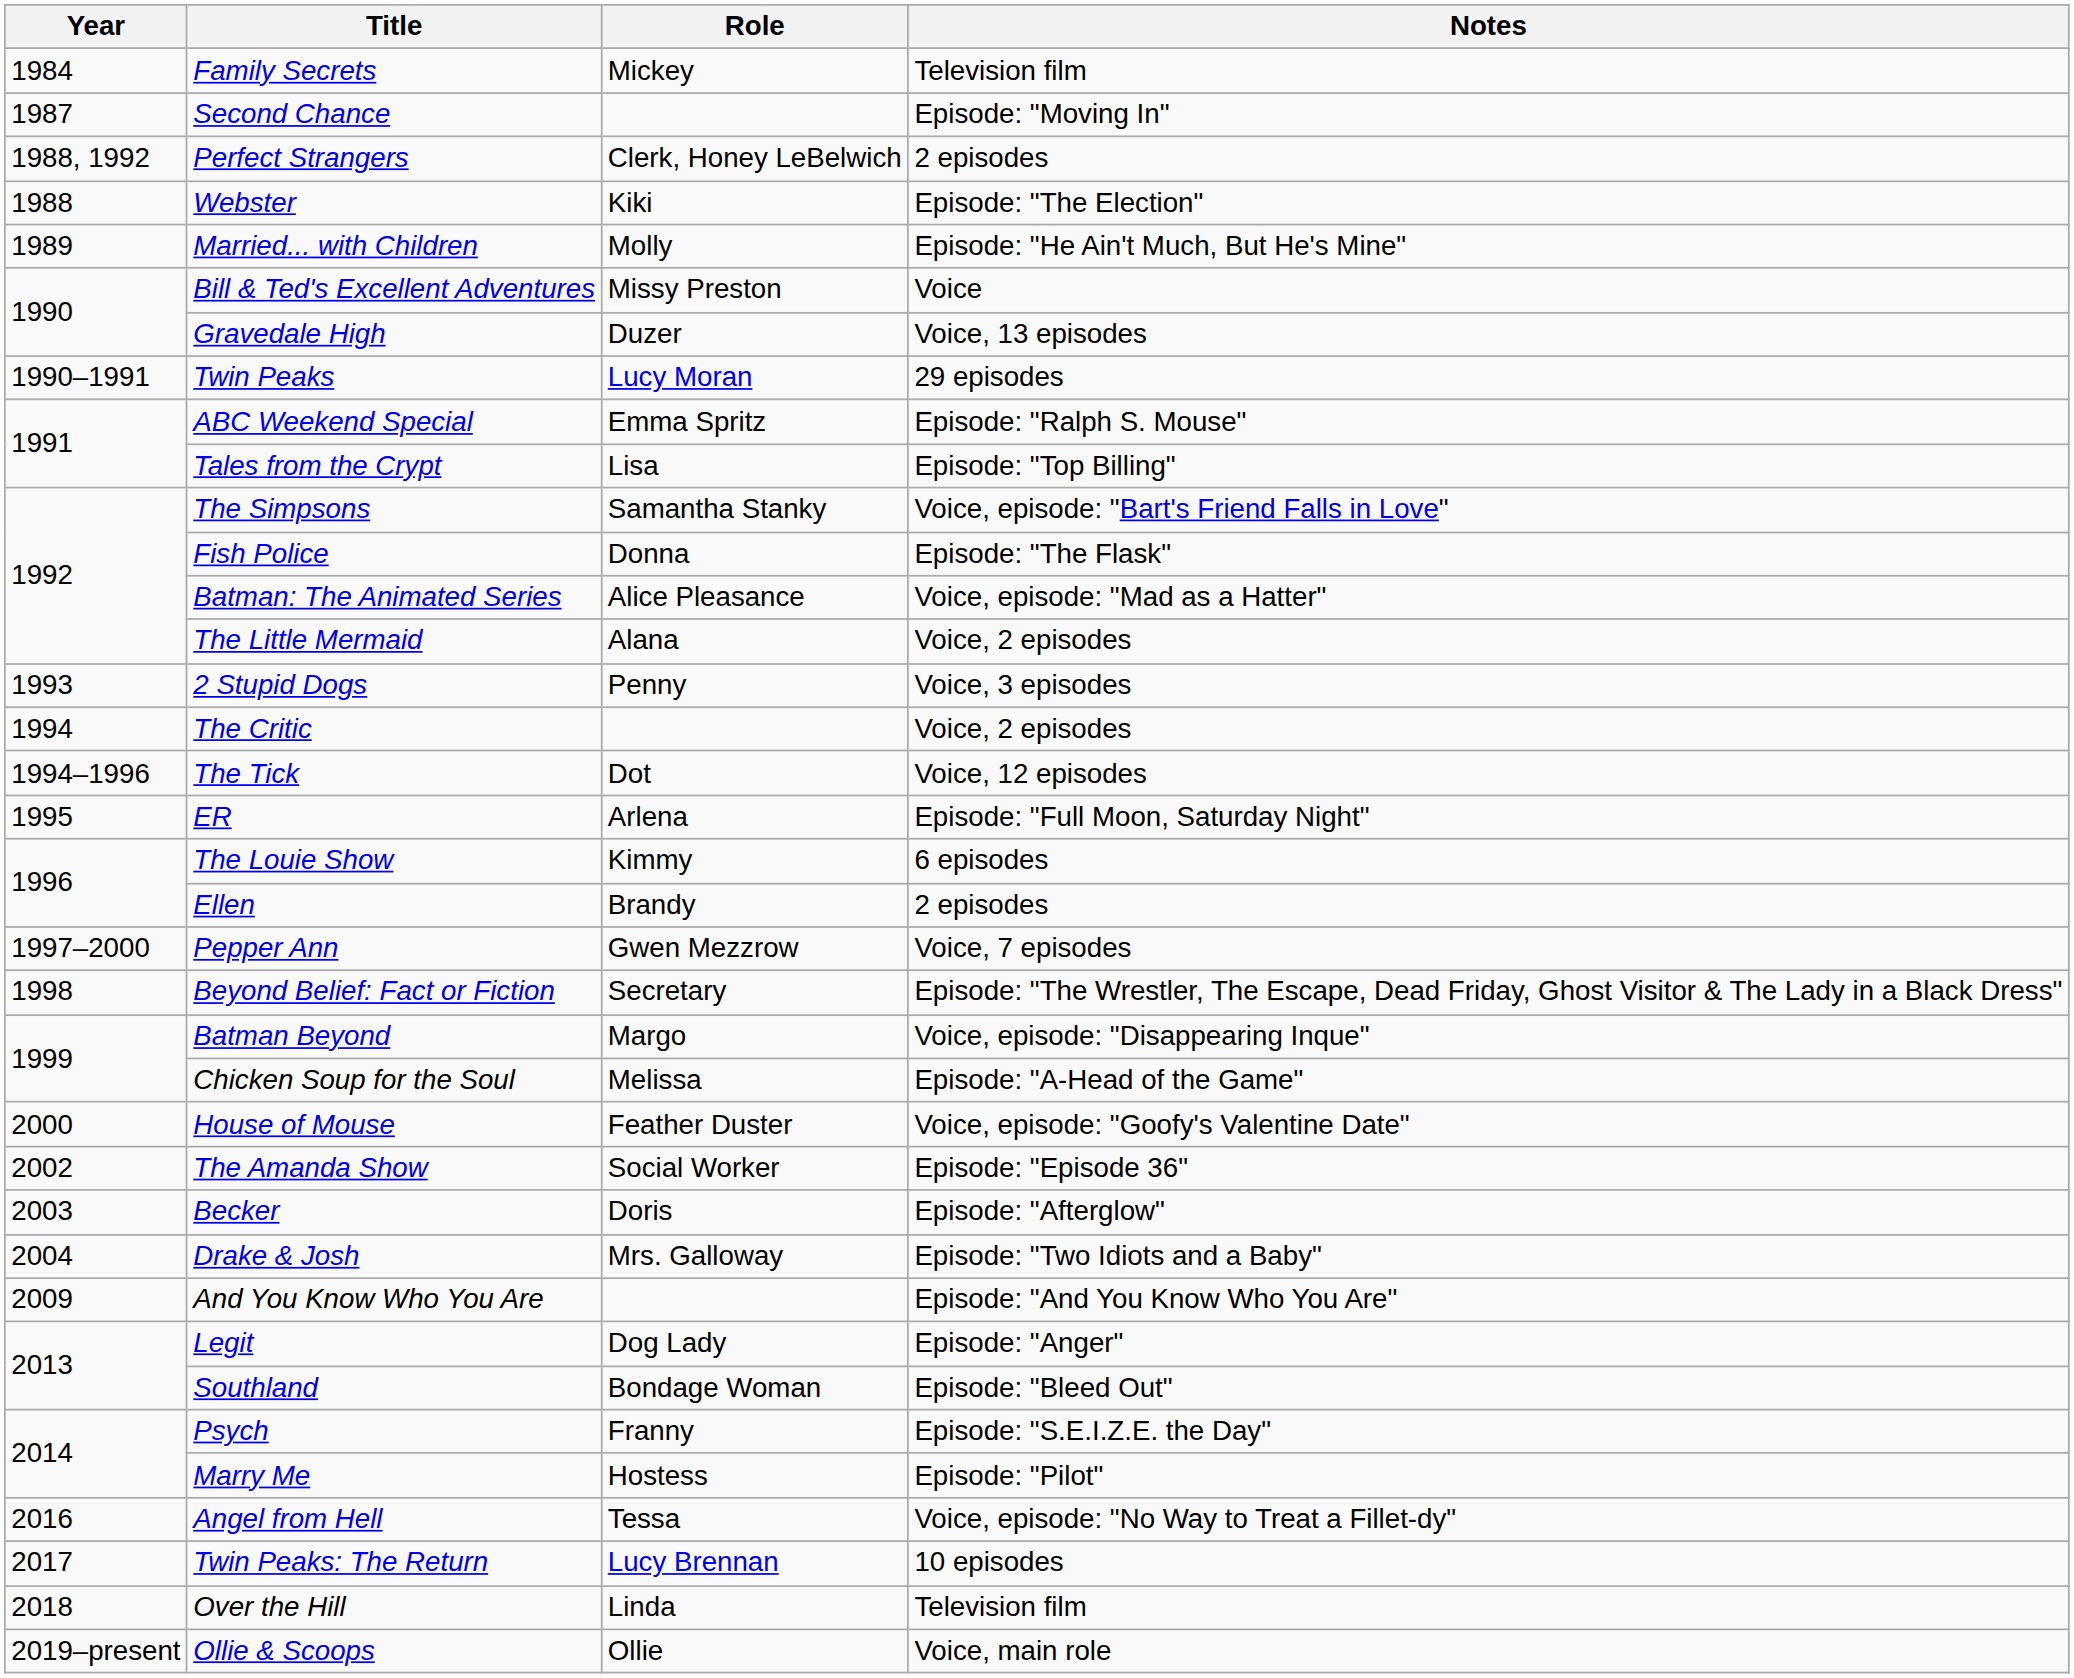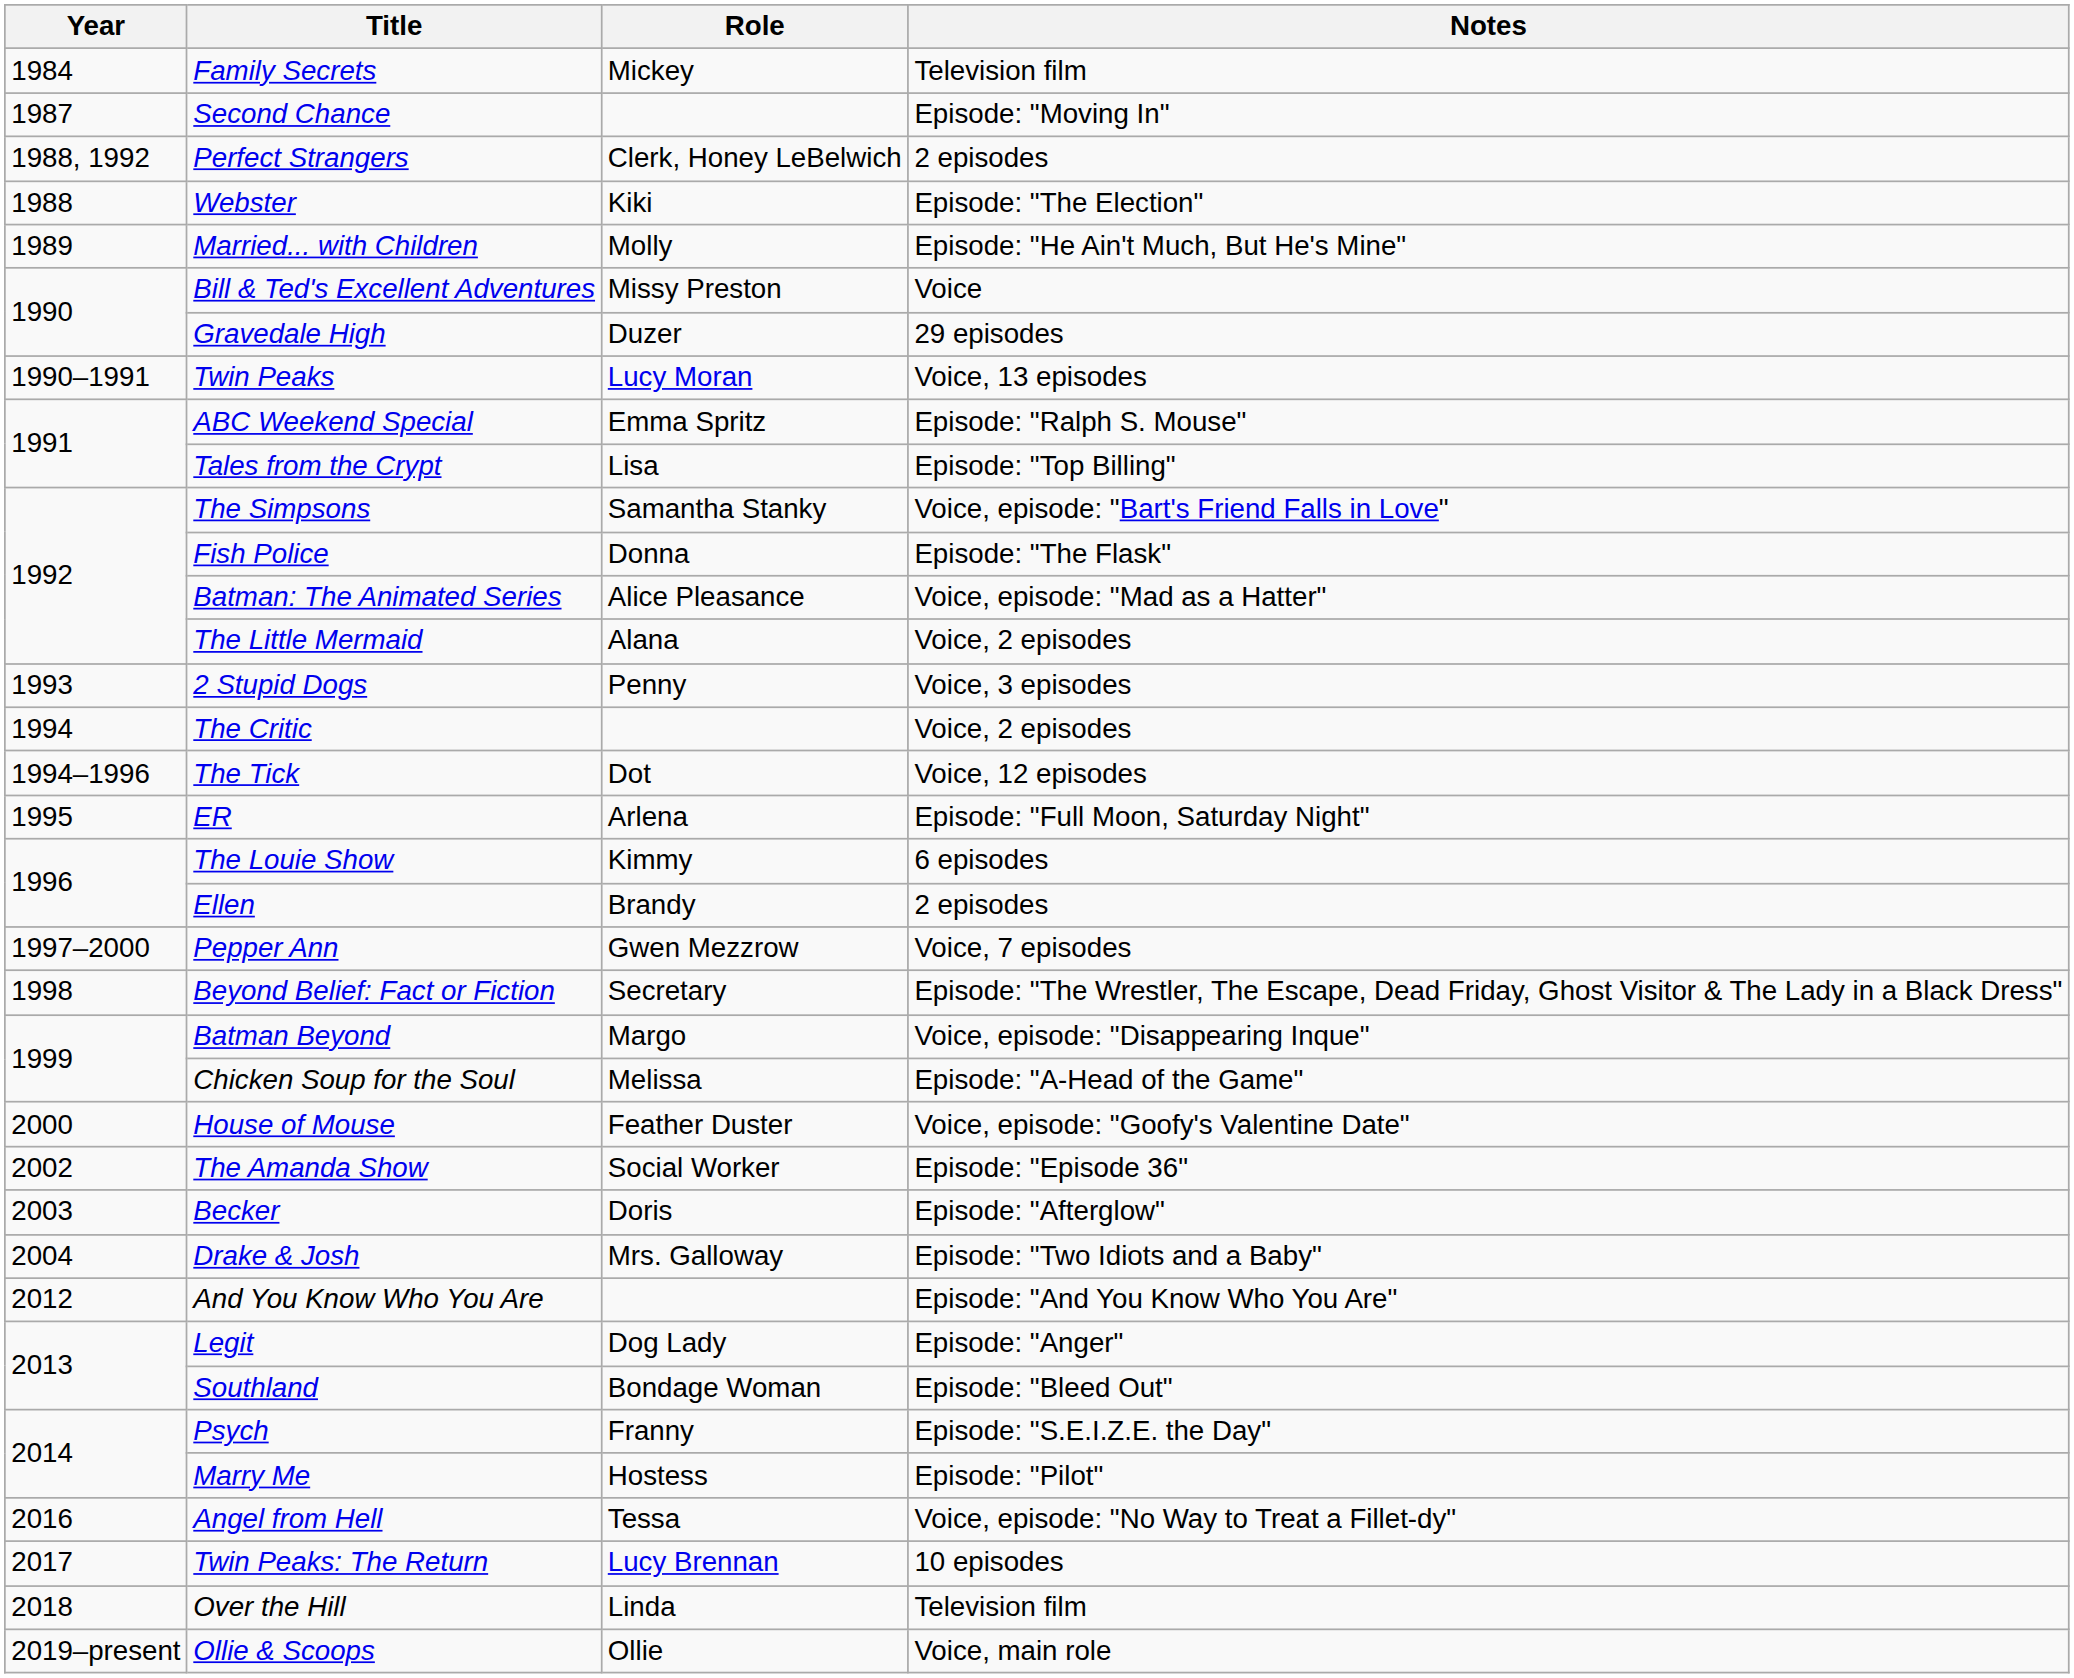(1031, 333) Voice, 13 episodes -> (989, 333) 29 episodes
(989, 377) 29 episodes -> (1031, 377) Voice, 13 episodes
(42, 1299) 2009 -> (42, 1299) 2012
